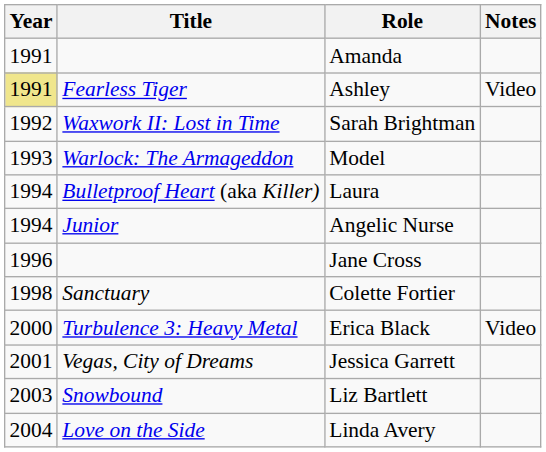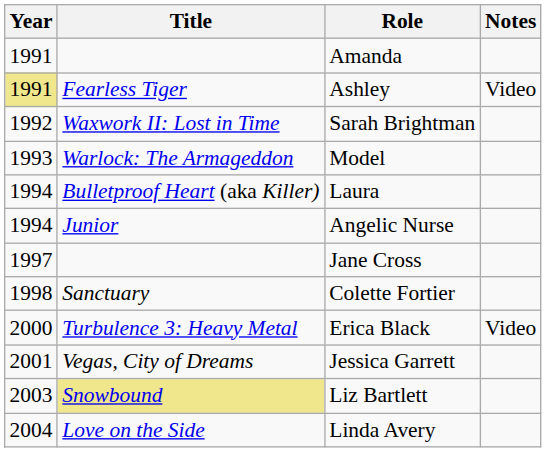(31, 259) 1996 -> (31, 259) 1997
(112, 395) no background -> (112, 395) khaki background
